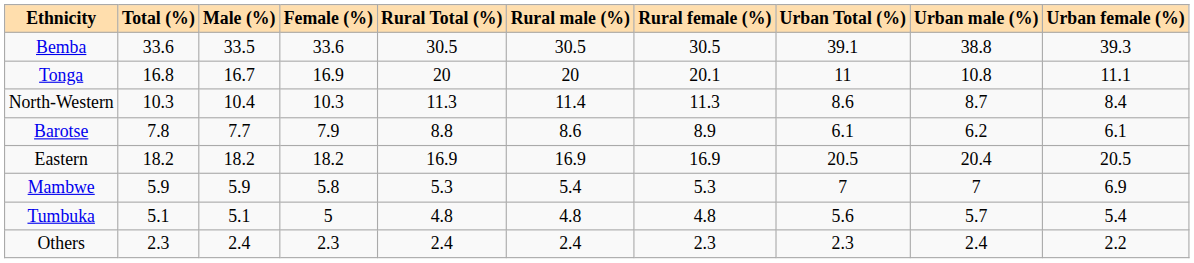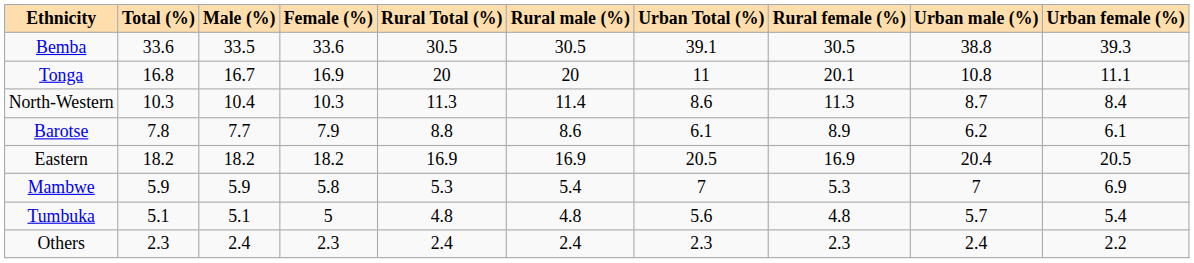columns swapped: (705, 18) <-> (843, 18)
